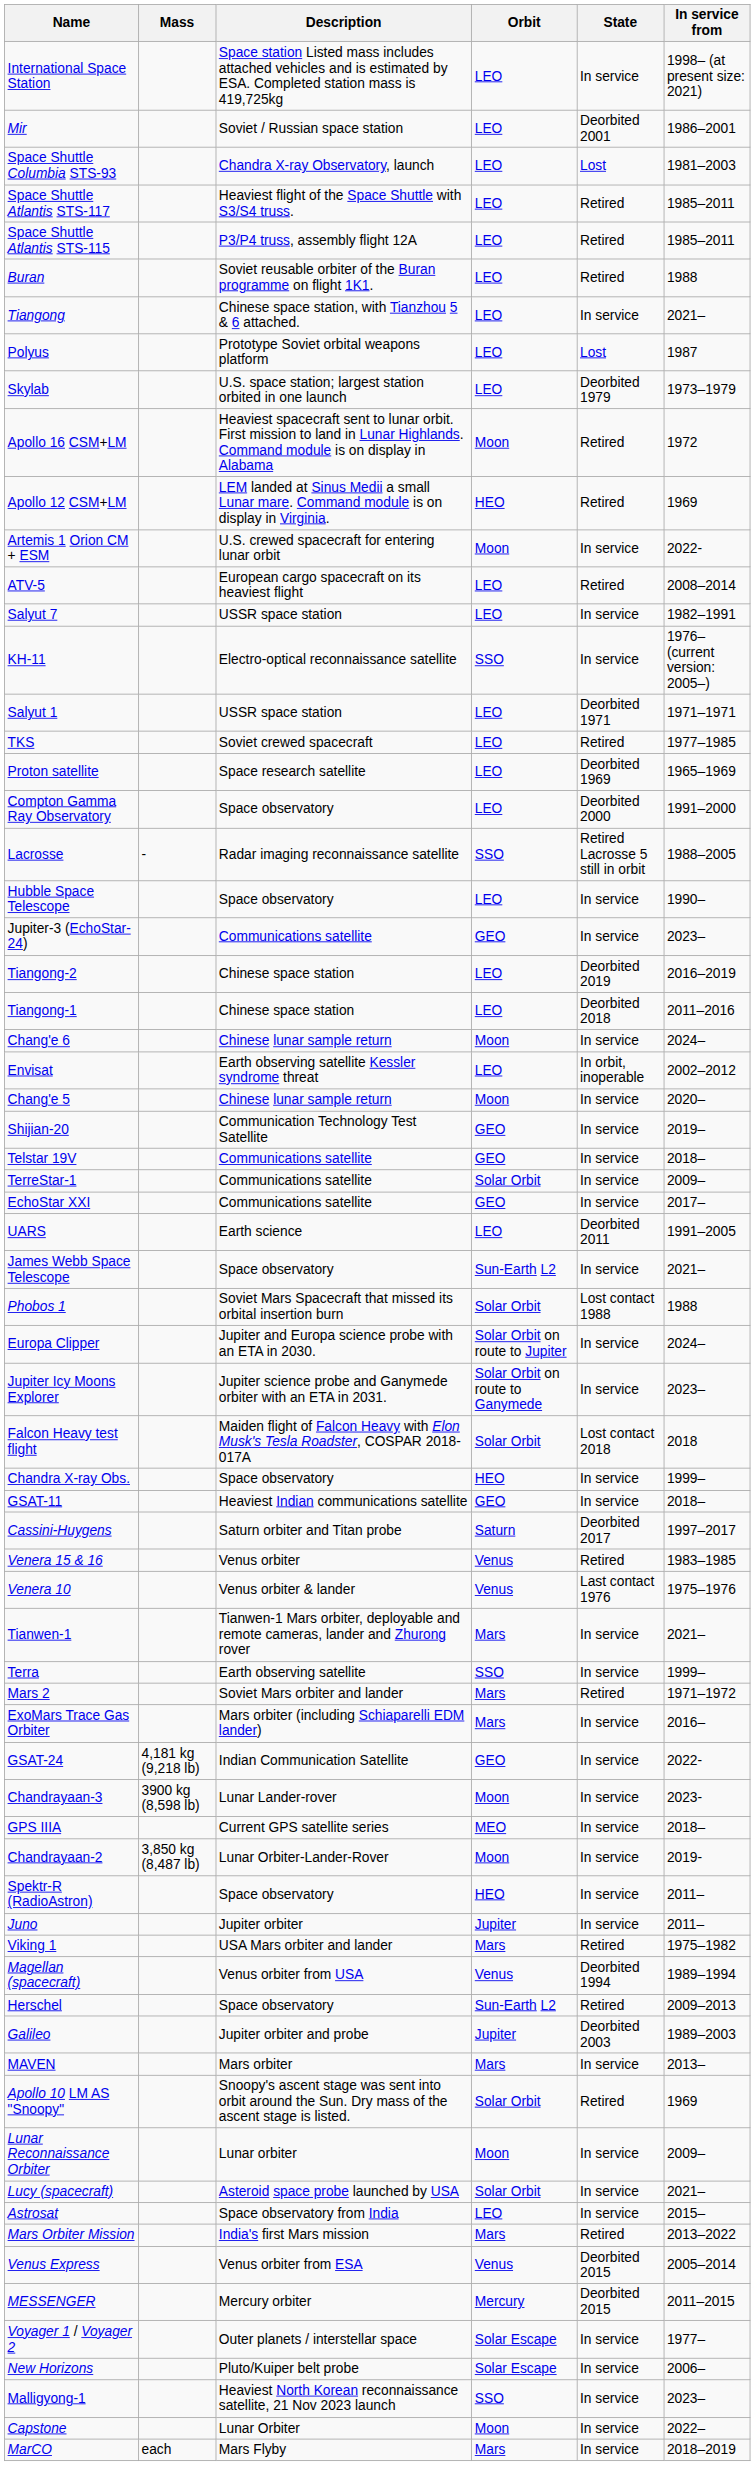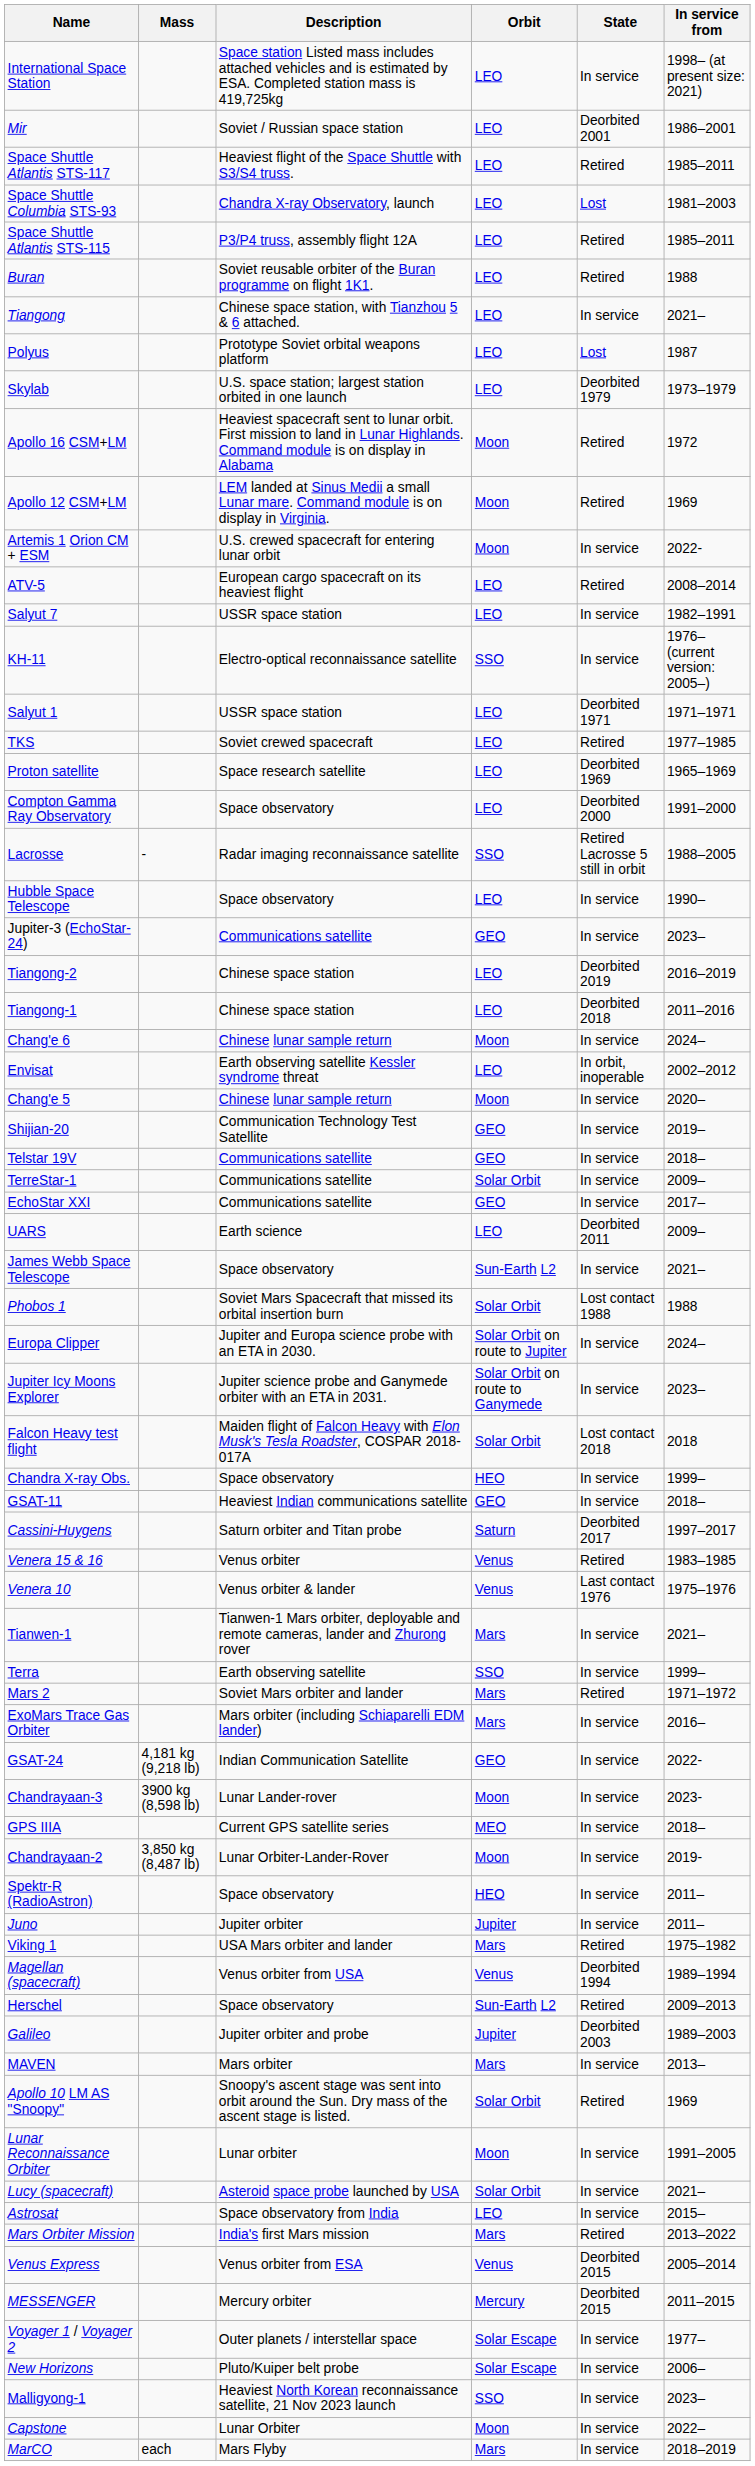rows swapped: (59, 203) <-> (62, 166)
(490, 503) HEO -> (492, 503) Moon
(701, 1232) 1991–2005 -> (686, 1232) 2009–
(686, 2154) 2009– -> (701, 2154) 1991–2005
